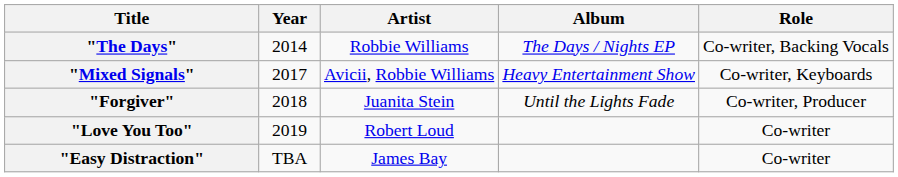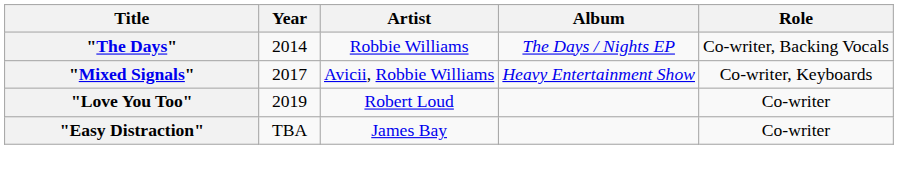- row: (132, 102)
